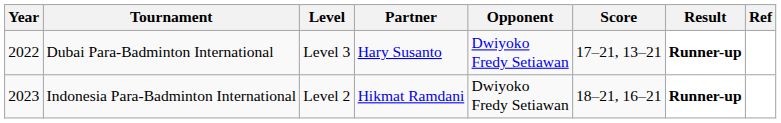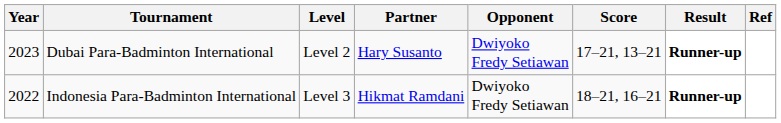(24, 52) 2022 -> (24, 52) 2023
(327, 52) Level 3 -> (327, 52) Level 2
(24, 96) 2023 -> (24, 96) 2022
(327, 96) Level 2 -> (327, 96) Level 3
